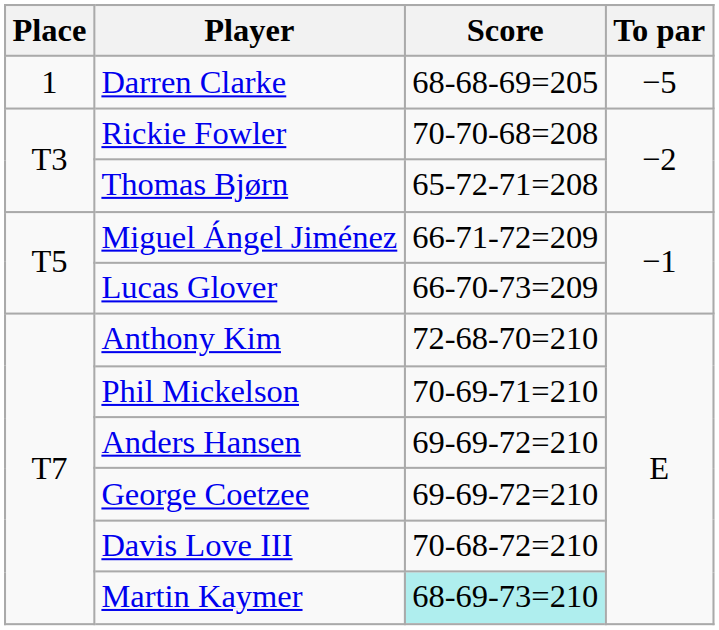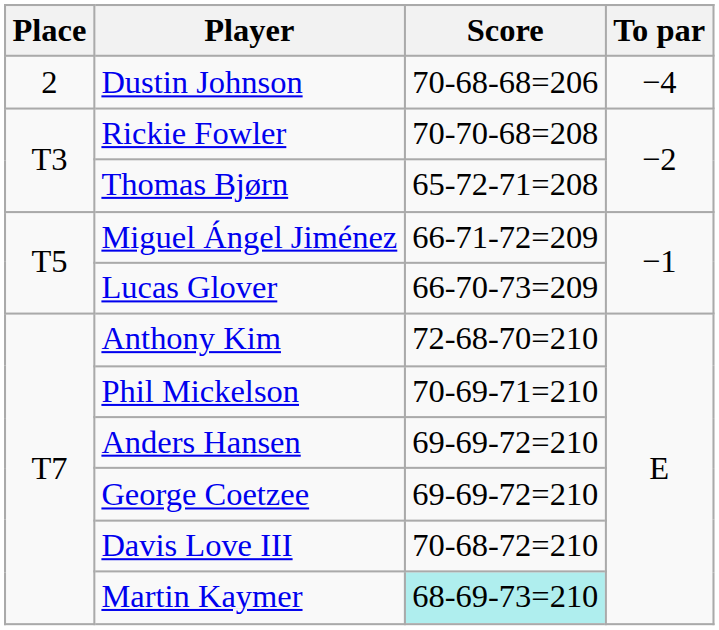- row: (194, 81)
+ row: (202, 81)
